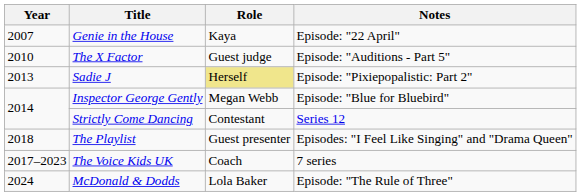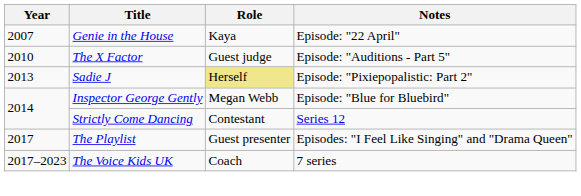(21, 139) 2018 -> (21, 139) 2017
- row: (126, 181)
